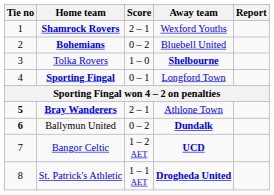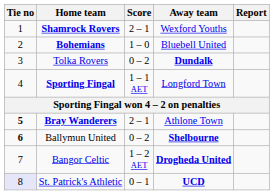(139, 45) 0 – 2 -> (139, 45) 1 – 0
(139, 61) 1 – 0 -> (139, 61) 0 – 2
(194, 61) Shelbourne -> (194, 61) Dundalk
(139, 77) 0 – 1 -> (139, 83) 1 – 1 AET
(194, 126) Dundalk -> (194, 137) Shelbourne
(194, 148) UCD -> (194, 159) Drogheda United
(20, 176) no background -> (20, 181) lavender background
(139, 176) 1 – 1 AET -> (139, 181) 0 – 1
(194, 176) Drogheda United -> (194, 181) UCD
